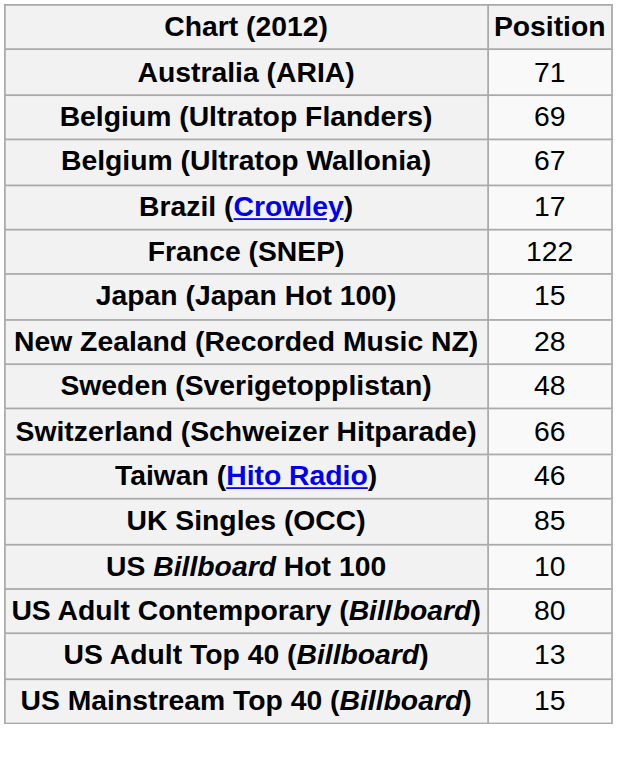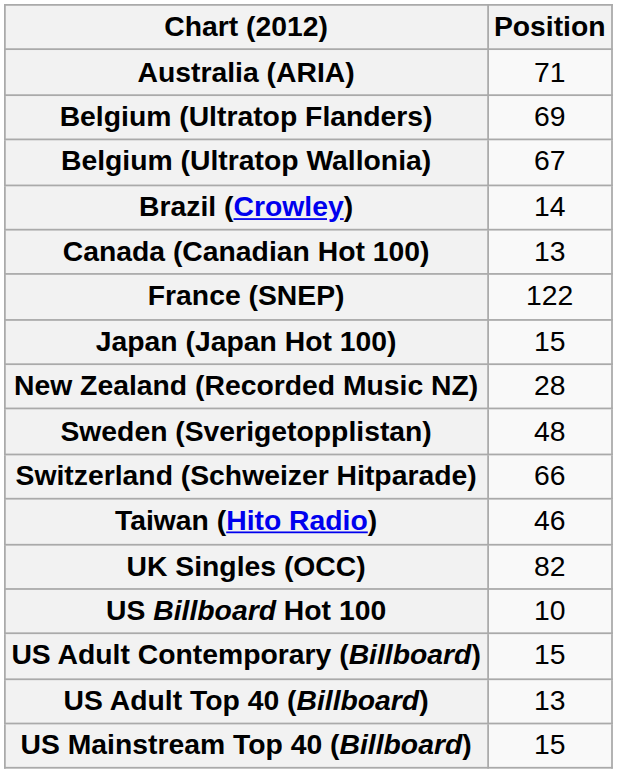(550, 206) 17 -> (550, 206) 14
+ row: (246, 251)
(550, 521) 85 -> (550, 565) 82
(550, 610) 80 -> (550, 655) 15
